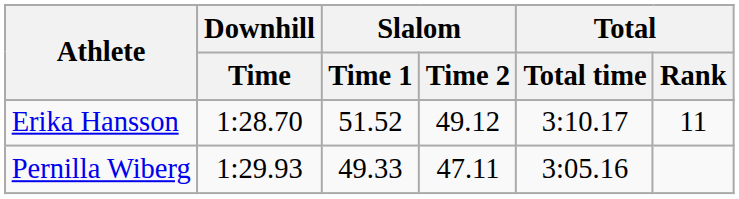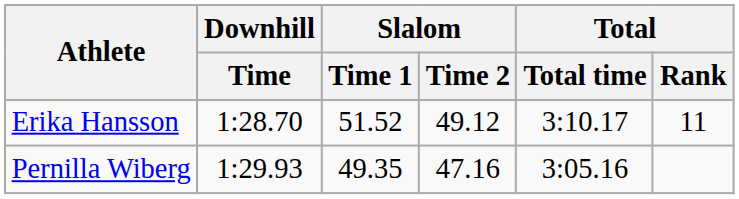(370, 169) 49.33 -> (370, 169) 49.35
(468, 169) 47.11 -> (468, 169) 47.16
